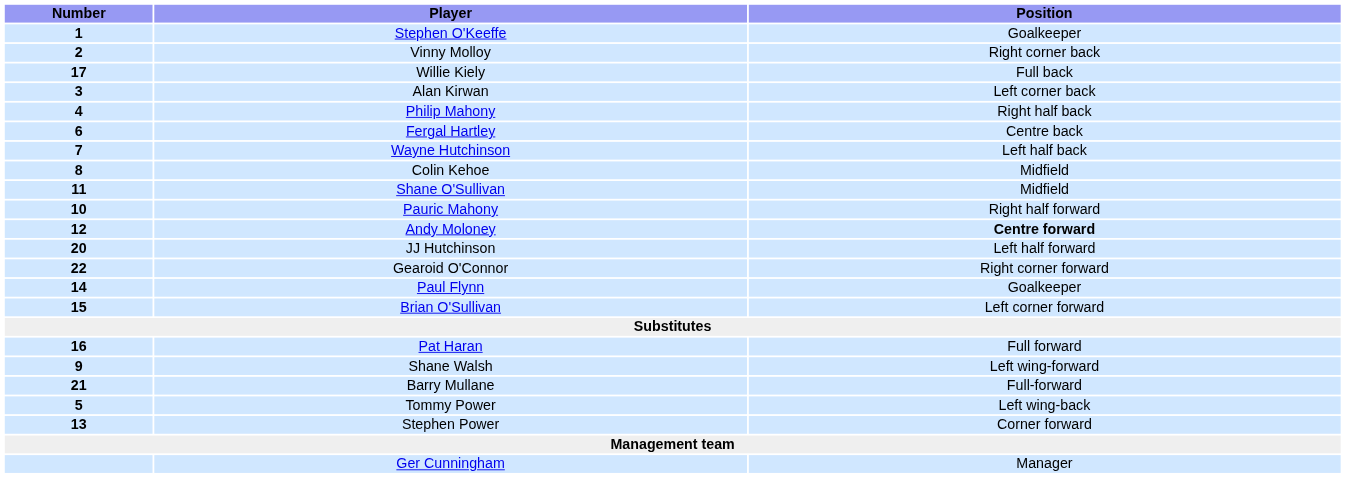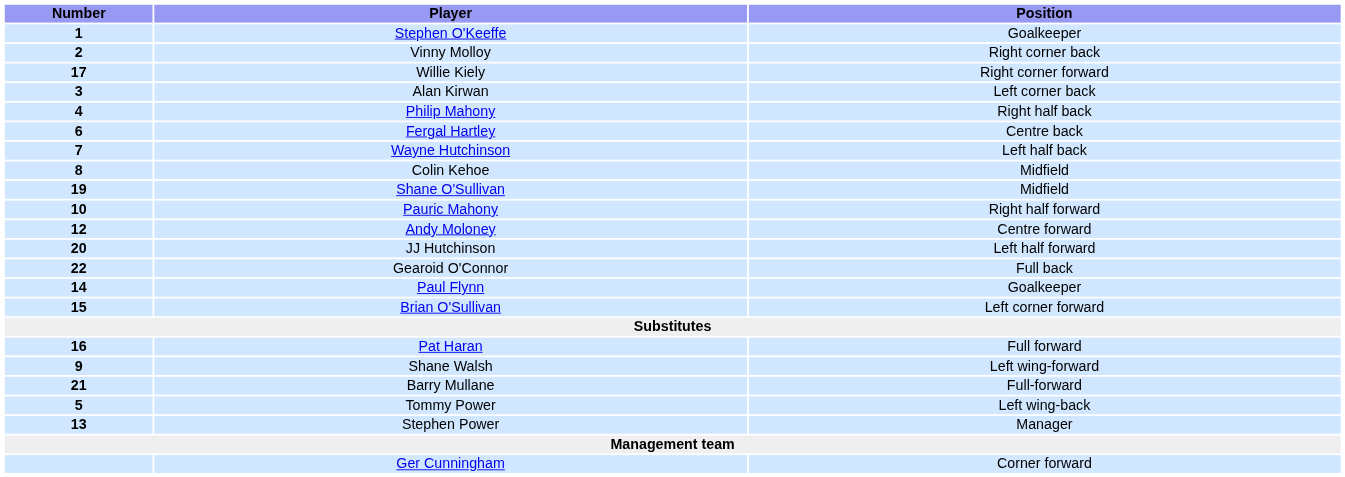(1044, 72) Full back -> (1044, 72) Right corner forward
(79, 189) 11 -> (79, 189) 19
(1044, 229) bold -> (1044, 229) normal
(1044, 268) Right corner forward -> (1044, 268) Full back
(1044, 424) Corner forward -> (1044, 424) Manager
(1044, 464) Manager -> (1044, 464) Corner forward
